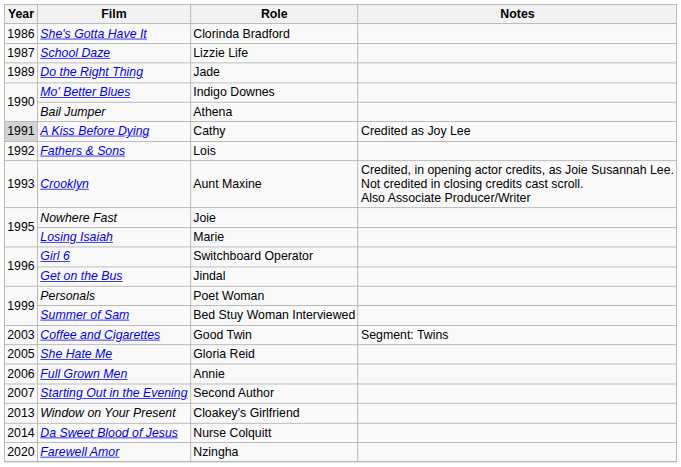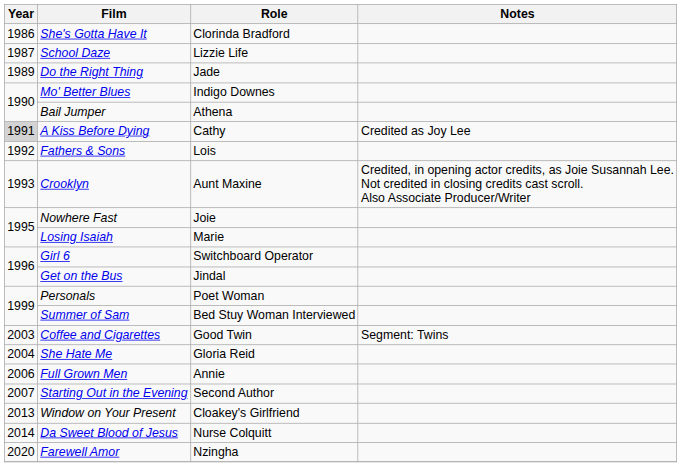(21, 354) 2005 -> (21, 354) 2004
